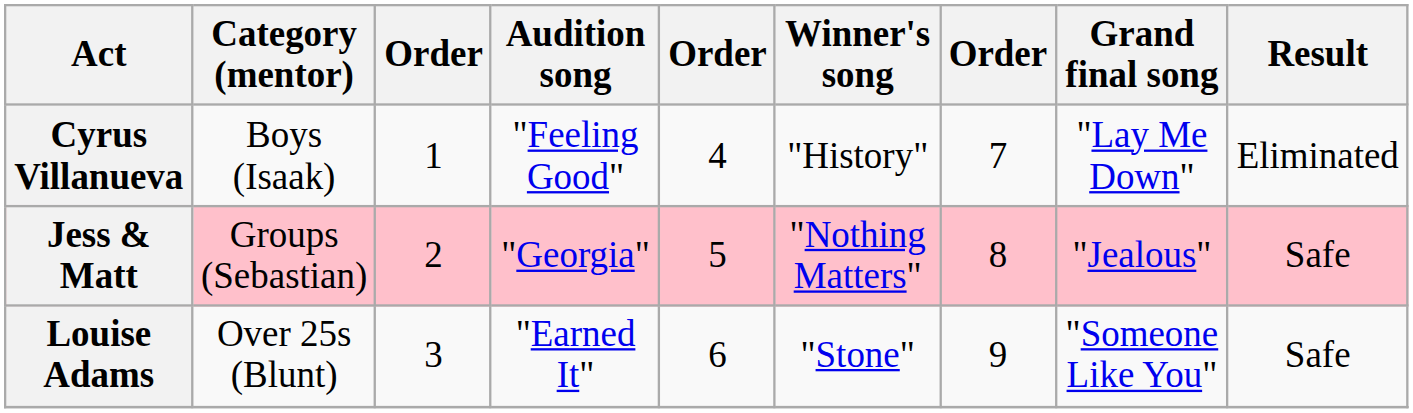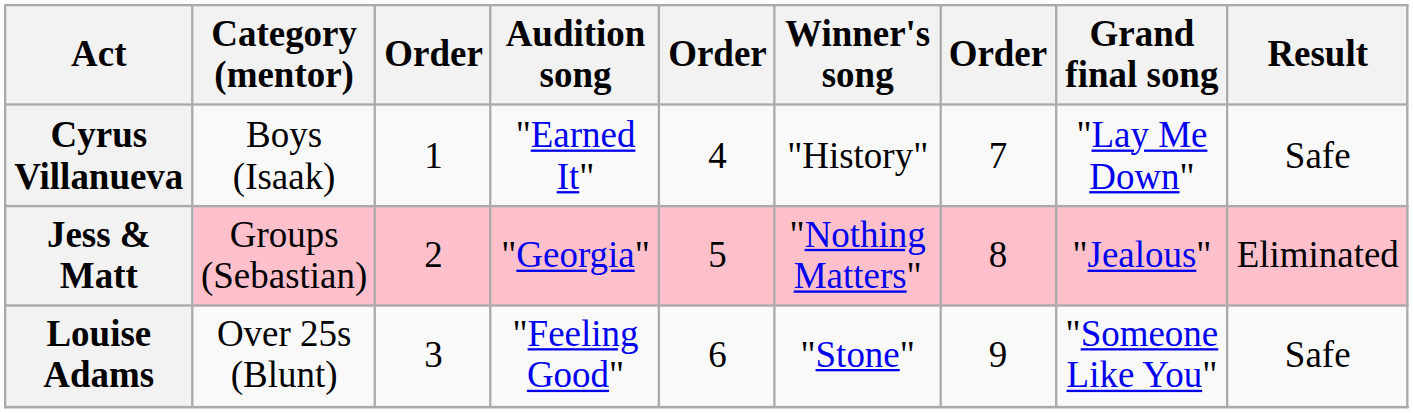(576, 154) "Feeling Good" -> (576, 154) "Earned It"
(1318, 154) Eliminated -> (1318, 154) Safe
(1318, 254) Safe -> (1318, 254) Eliminated
(576, 355) "Earned It" -> (576, 355) "Feeling Good"
